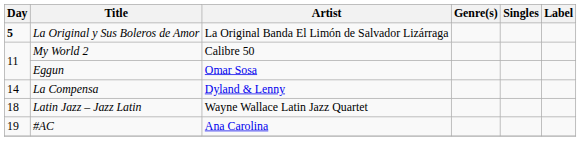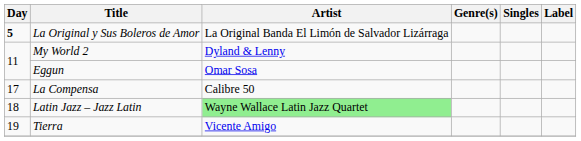(230, 51) Calibre 50 -> (245, 51) Dyland & Lenny
(13, 88) 14 -> (13, 88) 17
(245, 88) Dyland & Lenny -> (230, 88) Calibre 50
(286, 107) no background -> (286, 107) lightgreen background
+ row: (48, 126)
- row: (43, 126)
